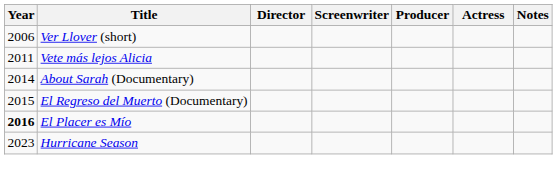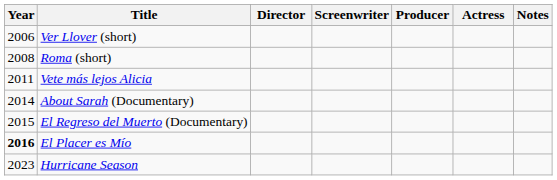+ row: (76, 57)
